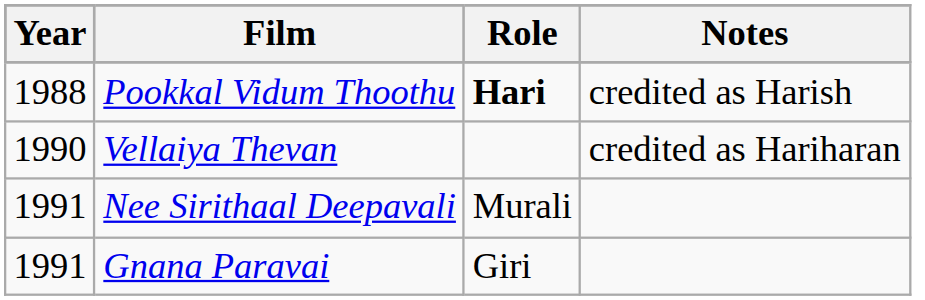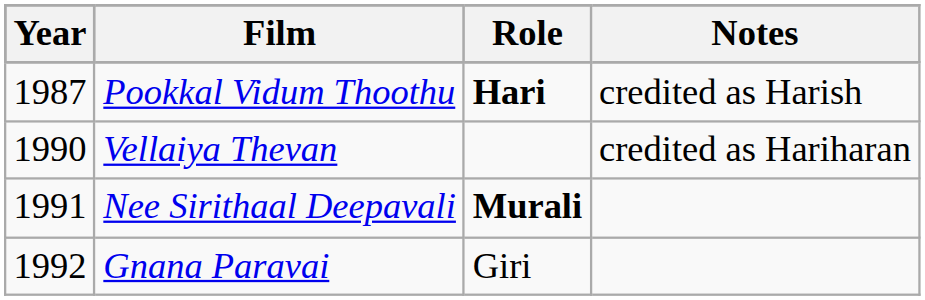(50, 91) 1988 -> (50, 91) 1987
(522, 206) normal -> (527, 206) bold
(50, 264) 1991 -> (50, 264) 1992
